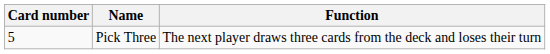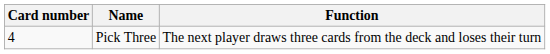(11, 37) 5 -> (11, 37) 4
